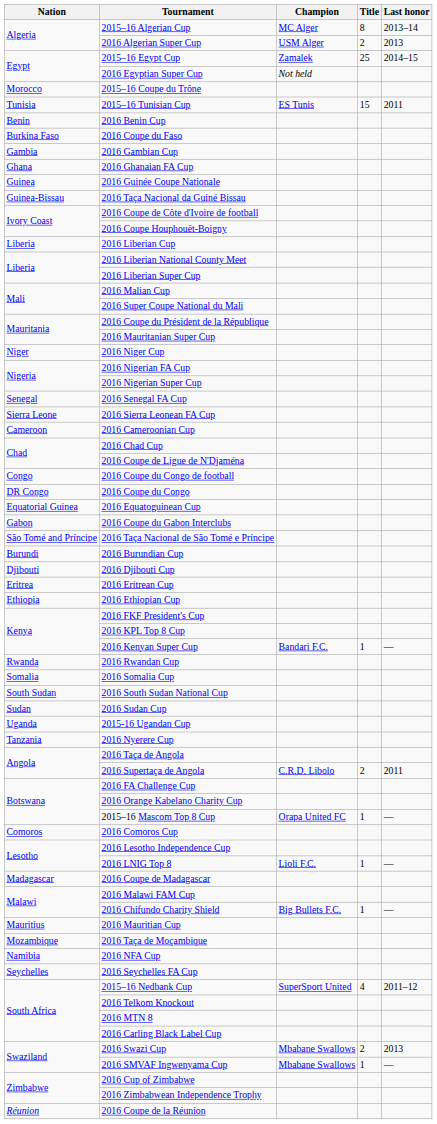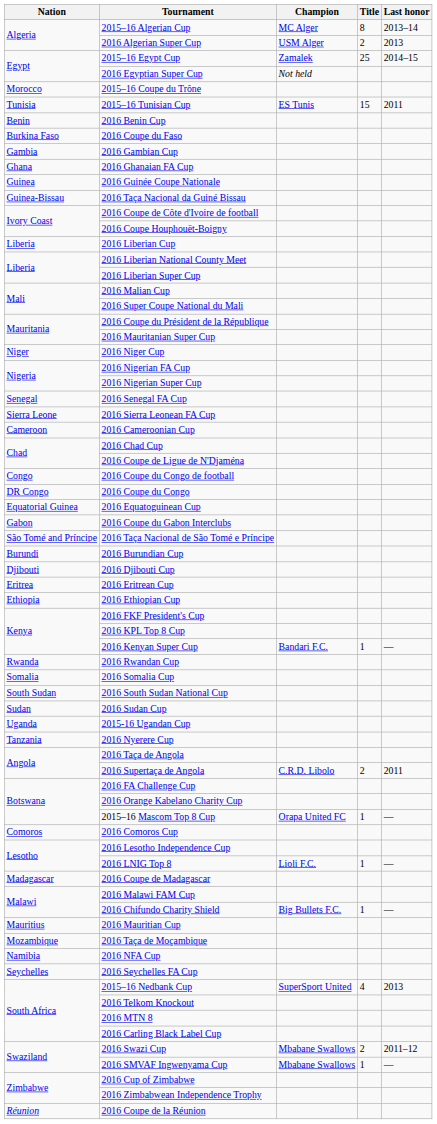(401, 987) 2011–12 -> (393, 987) 2013
(393, 1049) 2013 -> (401, 1049) 2011–12
